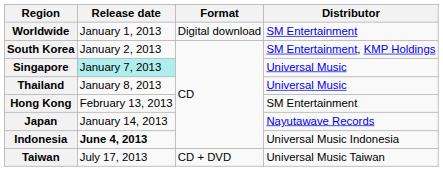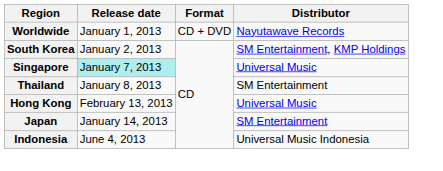(219, 31) Digital download -> (204, 31) CD + DVD
(312, 31) SM Entertainment -> (290, 31) Nayutawave Records
(306, 85) Universal Music -> (282, 85) SM Entertainment
(312, 103) SM Entertainment -> (276, 103) Universal Music
(320, 121) Nayutawave Records -> (282, 121) SM Entertainment
(114, 139) bold -> (113, 139) normal
- row: (41, 157)
